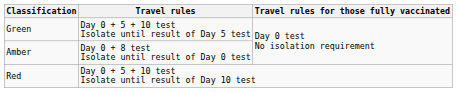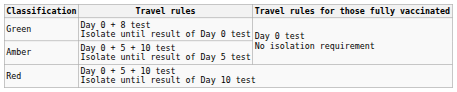(166, 29) Day 0 + 5 + 10 test Isolate until result of Day 5 test -> (166, 29) Day 0 + 8 test Isolate until result of Day 0 test
(166, 53) Day 0 + 8 test Isolate until result of Day 0 test -> (166, 53) Day 0 + 5 + 10 test Isolate until result of Day 5 test
